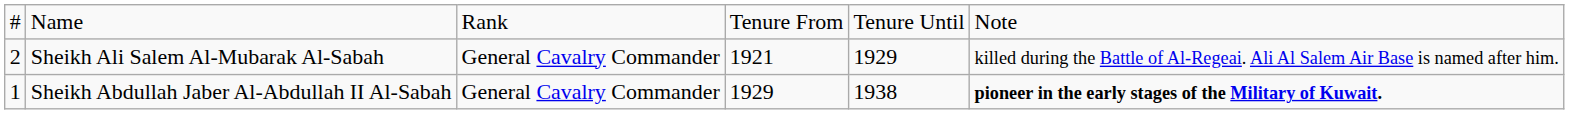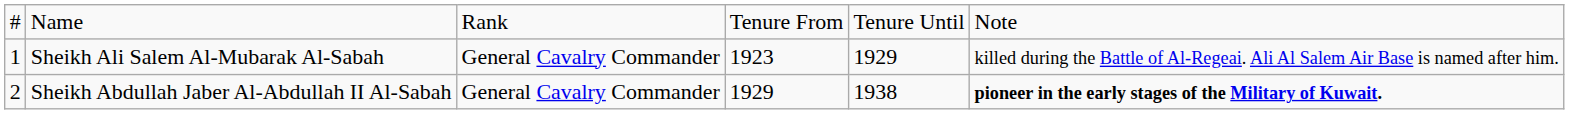(15, 56) 2 -> (15, 56) 1
(752, 56) 1921 -> (752, 56) 1923
(15, 91) 1 -> (15, 91) 2
